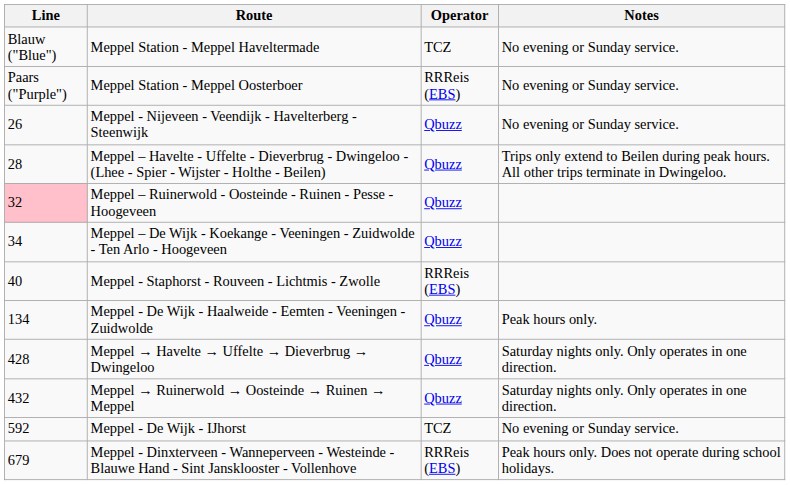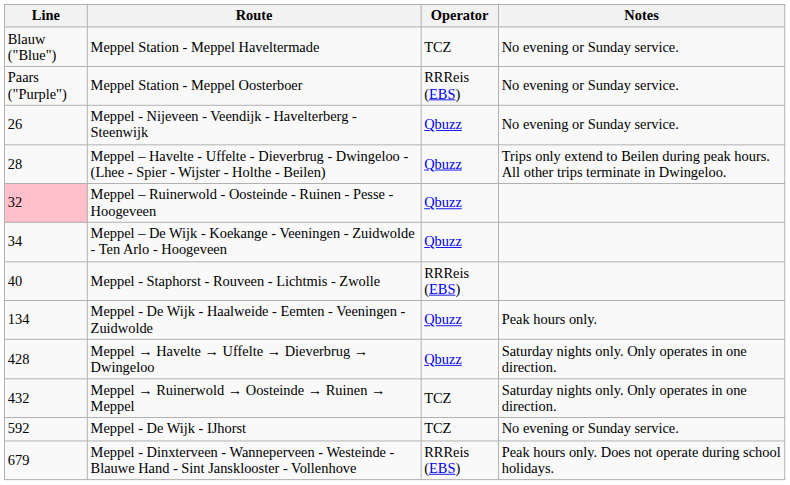(443, 398) Qbuzz -> (438, 398) TCZ
